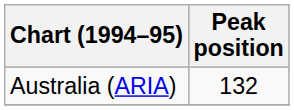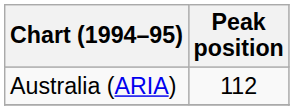(239, 85) 132 -> (239, 85) 112
